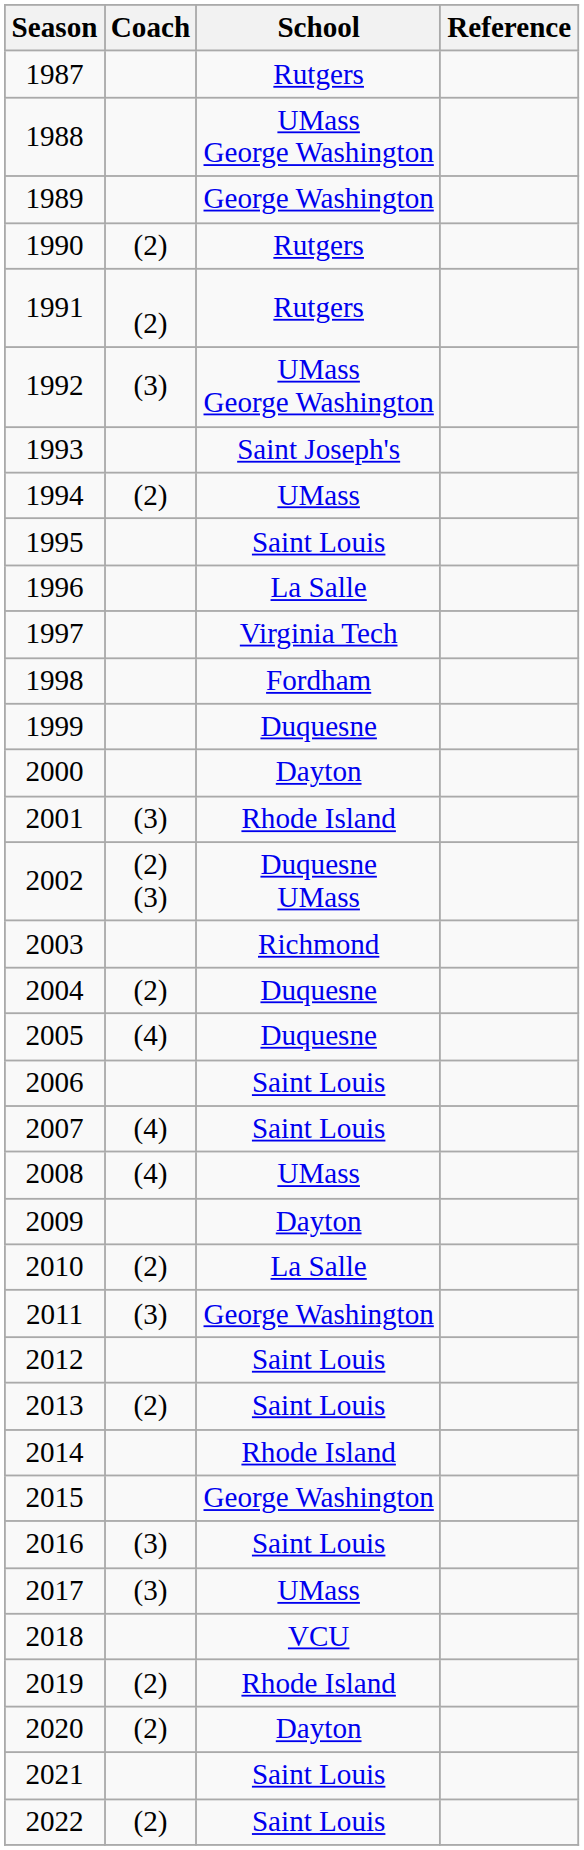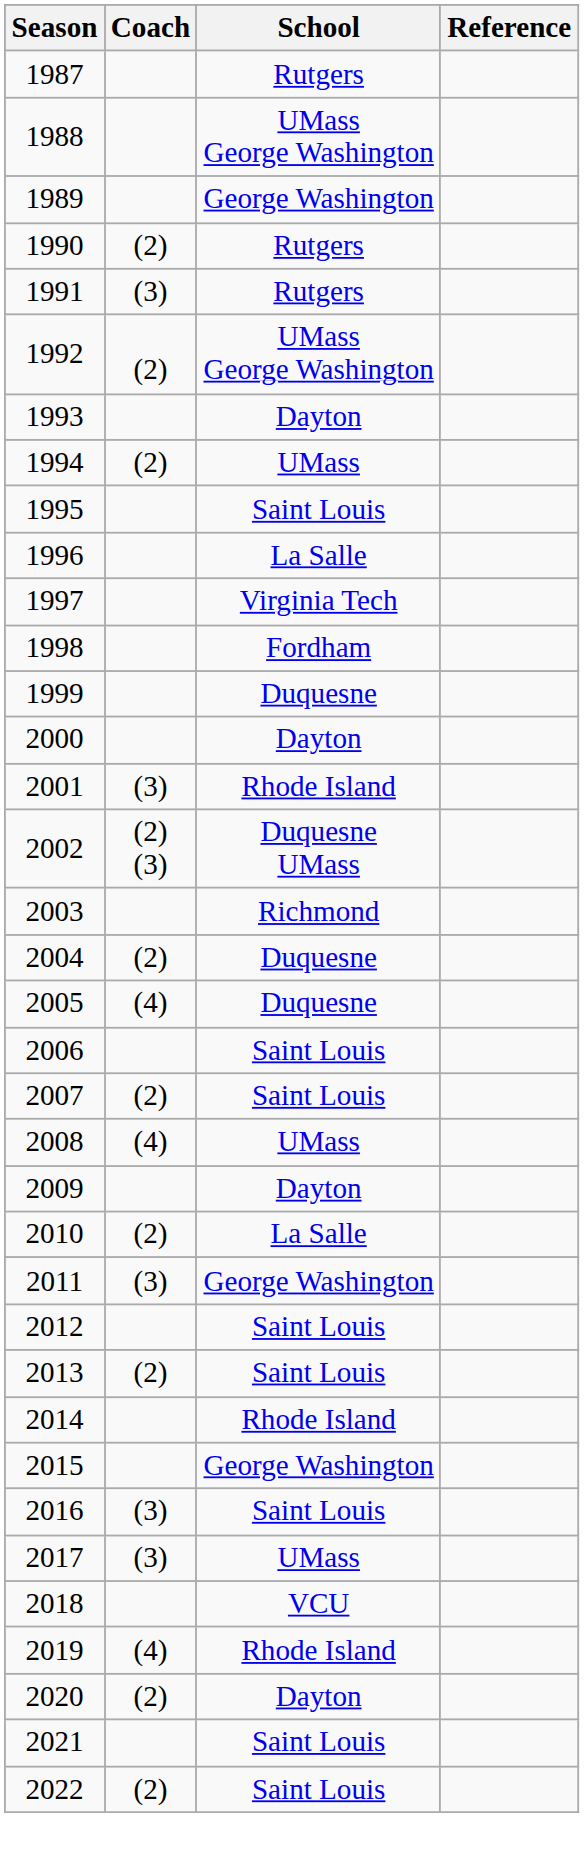(150, 324) (2) -> (150, 291) (3)
(150, 386) (3) -> (150, 370) (2)
(319, 449) Saint Joseph's -> (319, 416) Dayton
(150, 1128) (4) -> (150, 1095) (2)
(150, 1682) (2) -> (150, 1649) (4)
